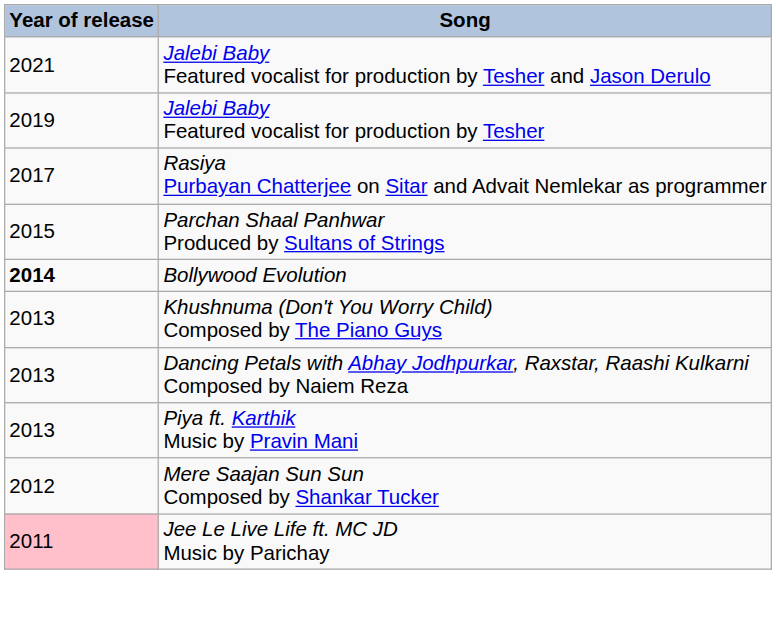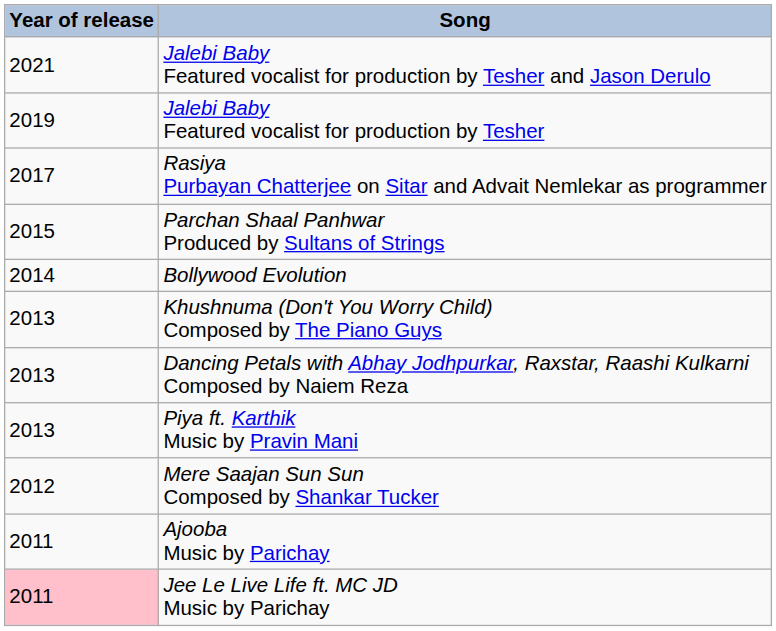(32, 275) bold -> (32, 275) normal
+ row: (246, 541)
